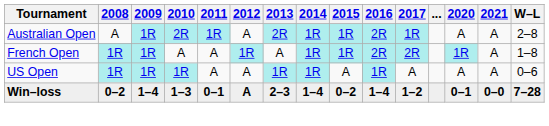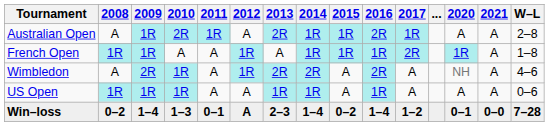(379, 53) 2R -> (379, 53) 1R
+ row: (38, 72)
